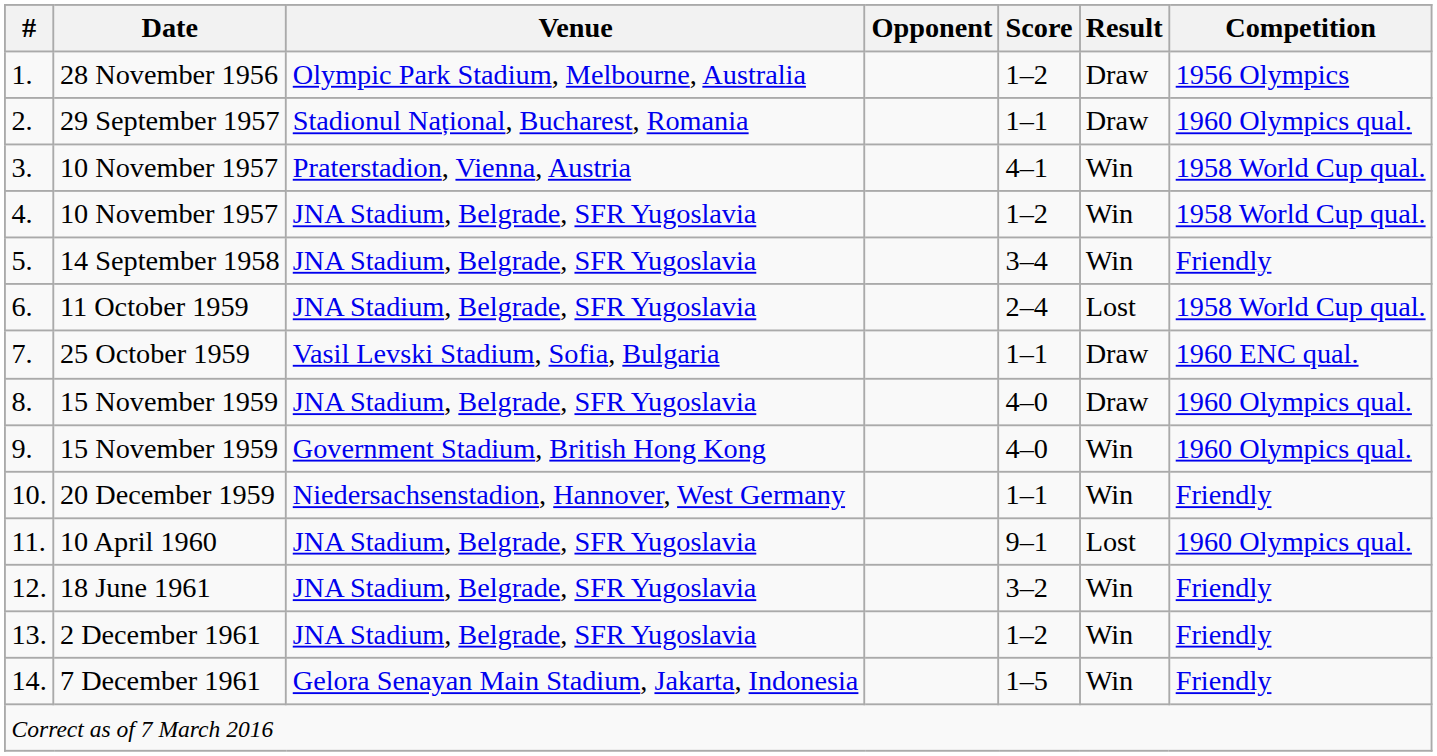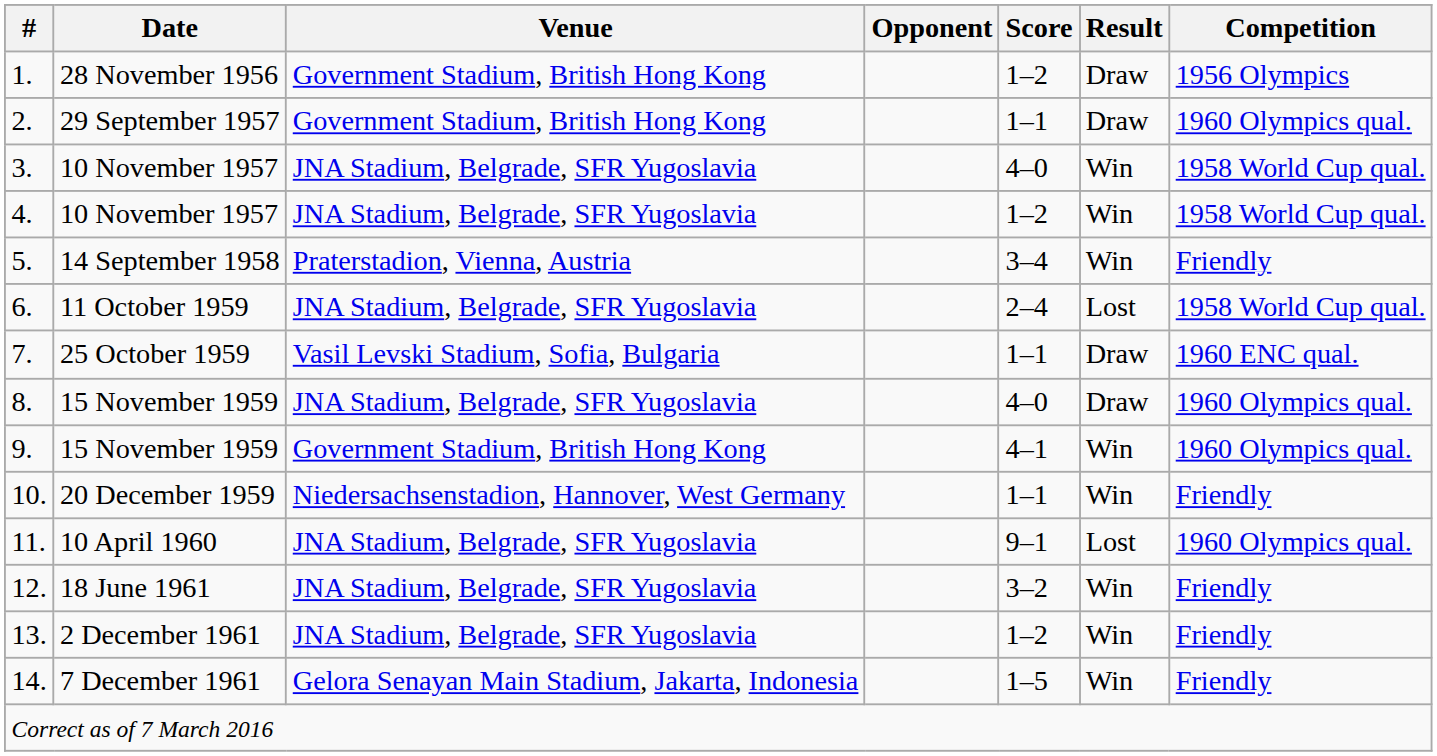(549, 74) Olympic Park Stadium, Melbourne, Australia -> (529, 74) Government Stadium, British Hong Kong
(521, 121) Stadionul Național, Bucharest, Romania -> (529, 121) Government Stadium, British Hong Kong
(462, 167) Praterstadion, Vienna, Austria -> (525, 167) JNA Stadium, Belgrade, SFR Yugoslavia
(1027, 167) 4–1 -> (1027, 167) 4–0
(525, 261) JNA Stadium, Belgrade, SFR Yugoslavia -> (462, 261) Praterstadion, Vienna, Austria
(1027, 447) 4–0 -> (1027, 447) 4–1
